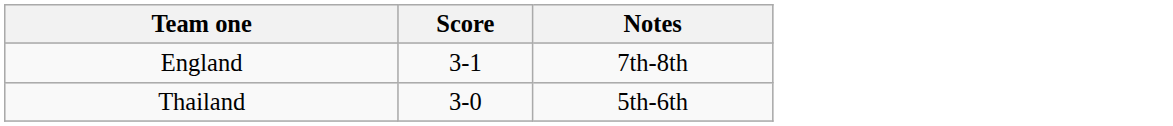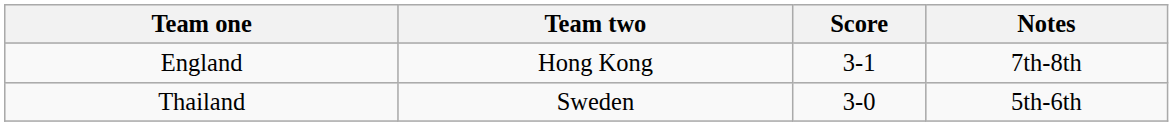+ column: (595, 23)
